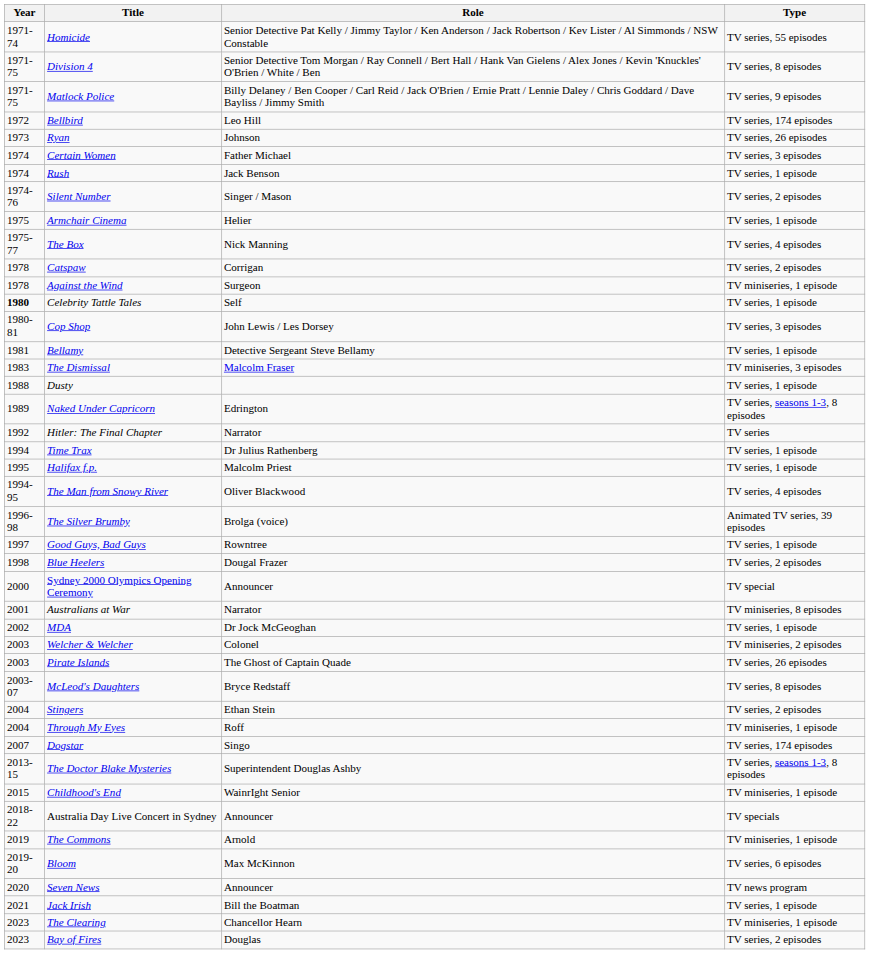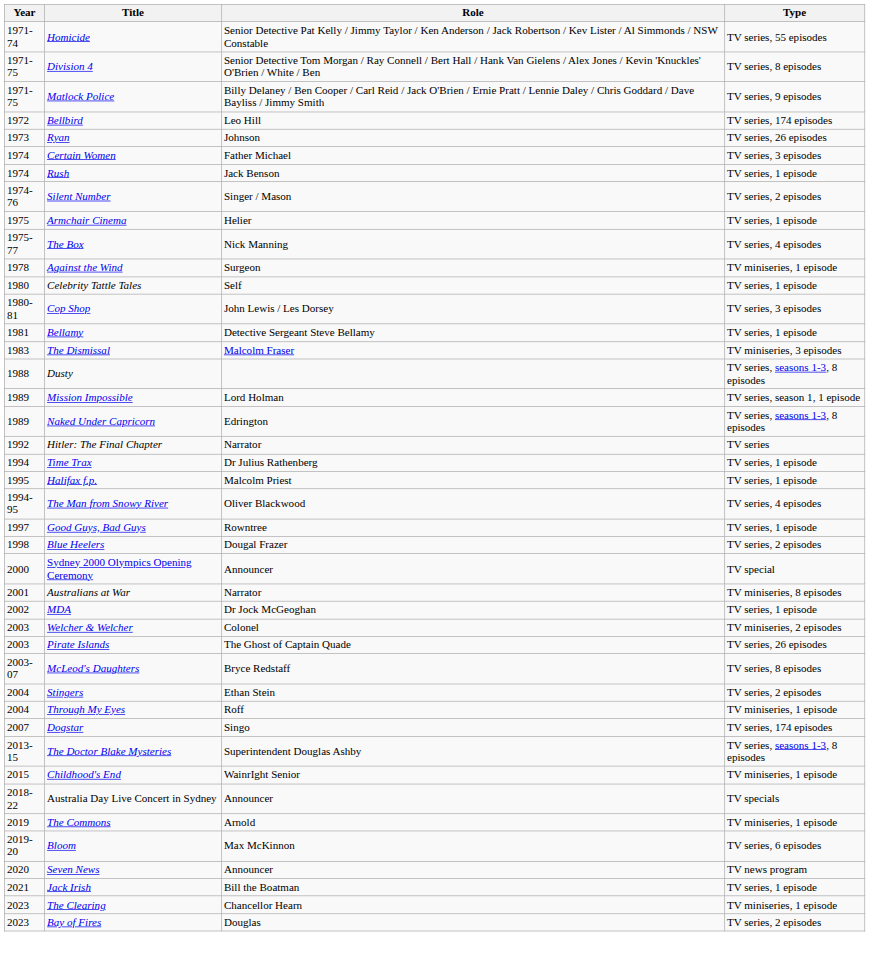- row: (66, 267)
(18, 302) bold -> (18, 285) normal
(772, 385) TV series, 1 episode -> (782, 374) TV series, seasons 1-3, 8 episodes
+ row: (90, 397)
- row: (88, 521)
